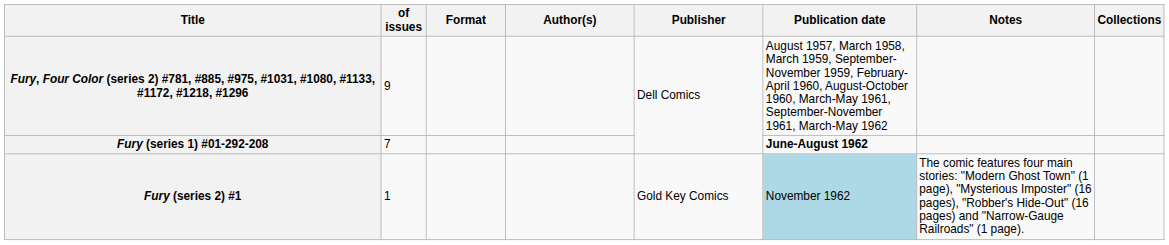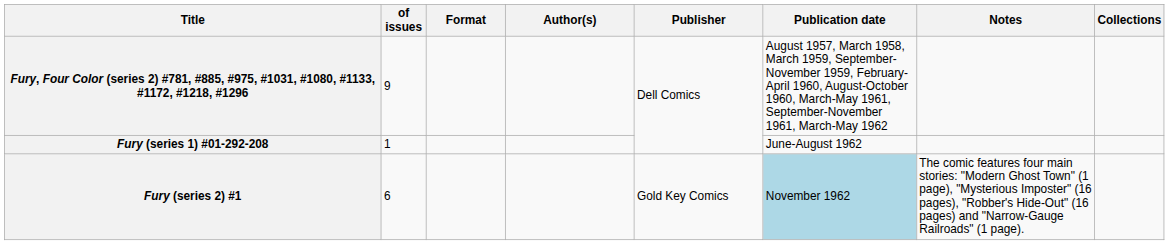(387, 144) 7 -> (387, 144) 1
(817, 144) bold -> (814, 144) normal
(387, 196) 1 -> (387, 196) 6
